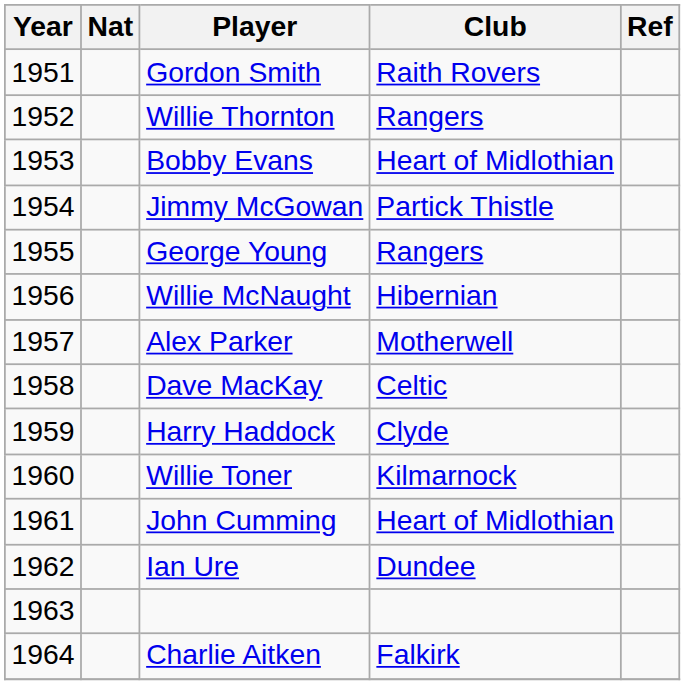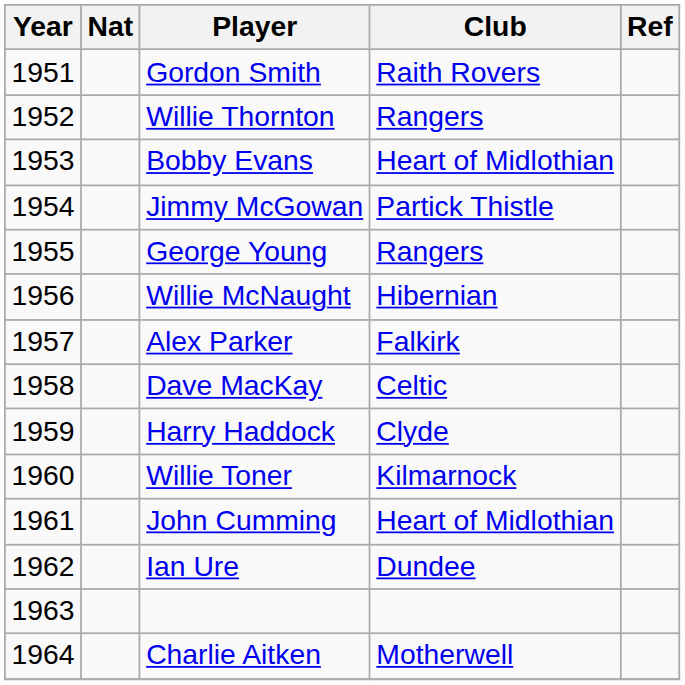(445, 341) Motherwell -> (418, 341) Falkirk
(418, 655) Falkirk -> (445, 655) Motherwell
